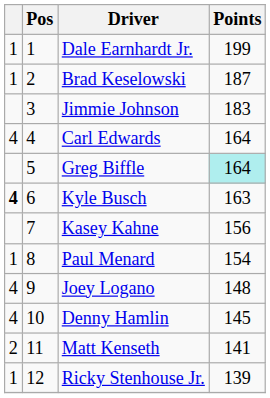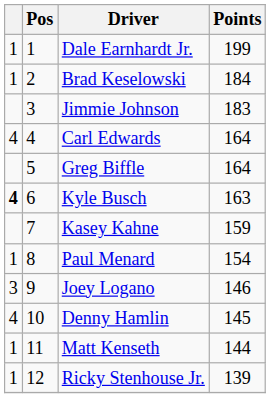(237, 79) 187 -> (237, 79) 184
(237, 168) paleturquoise background -> (237, 168) no background
(237, 228) 156 -> (237, 228) 159
(13, 288) 4 -> (13, 288) 3
(237, 288) 148 -> (237, 288) 146
(13, 347) 2 -> (13, 347) 1
(237, 347) 141 -> (237, 347) 144
